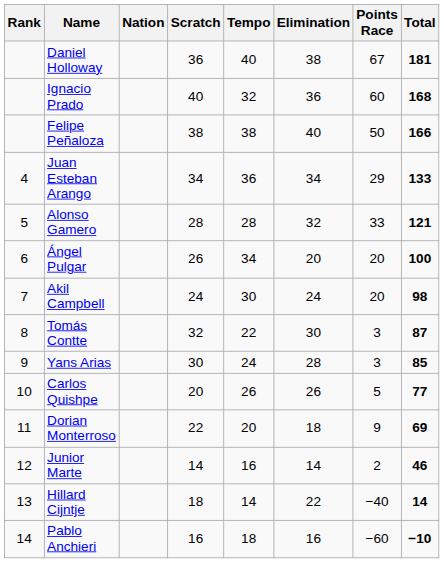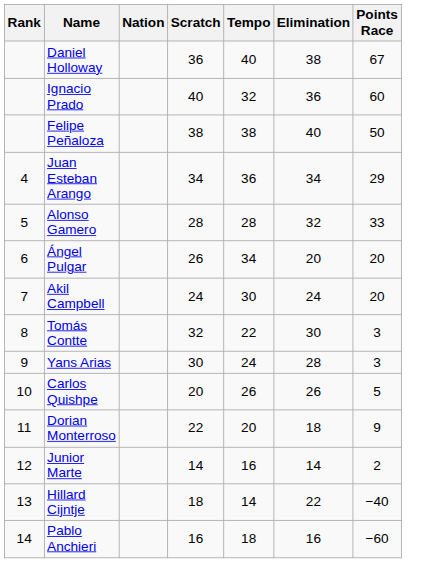- column: (420, 22)
